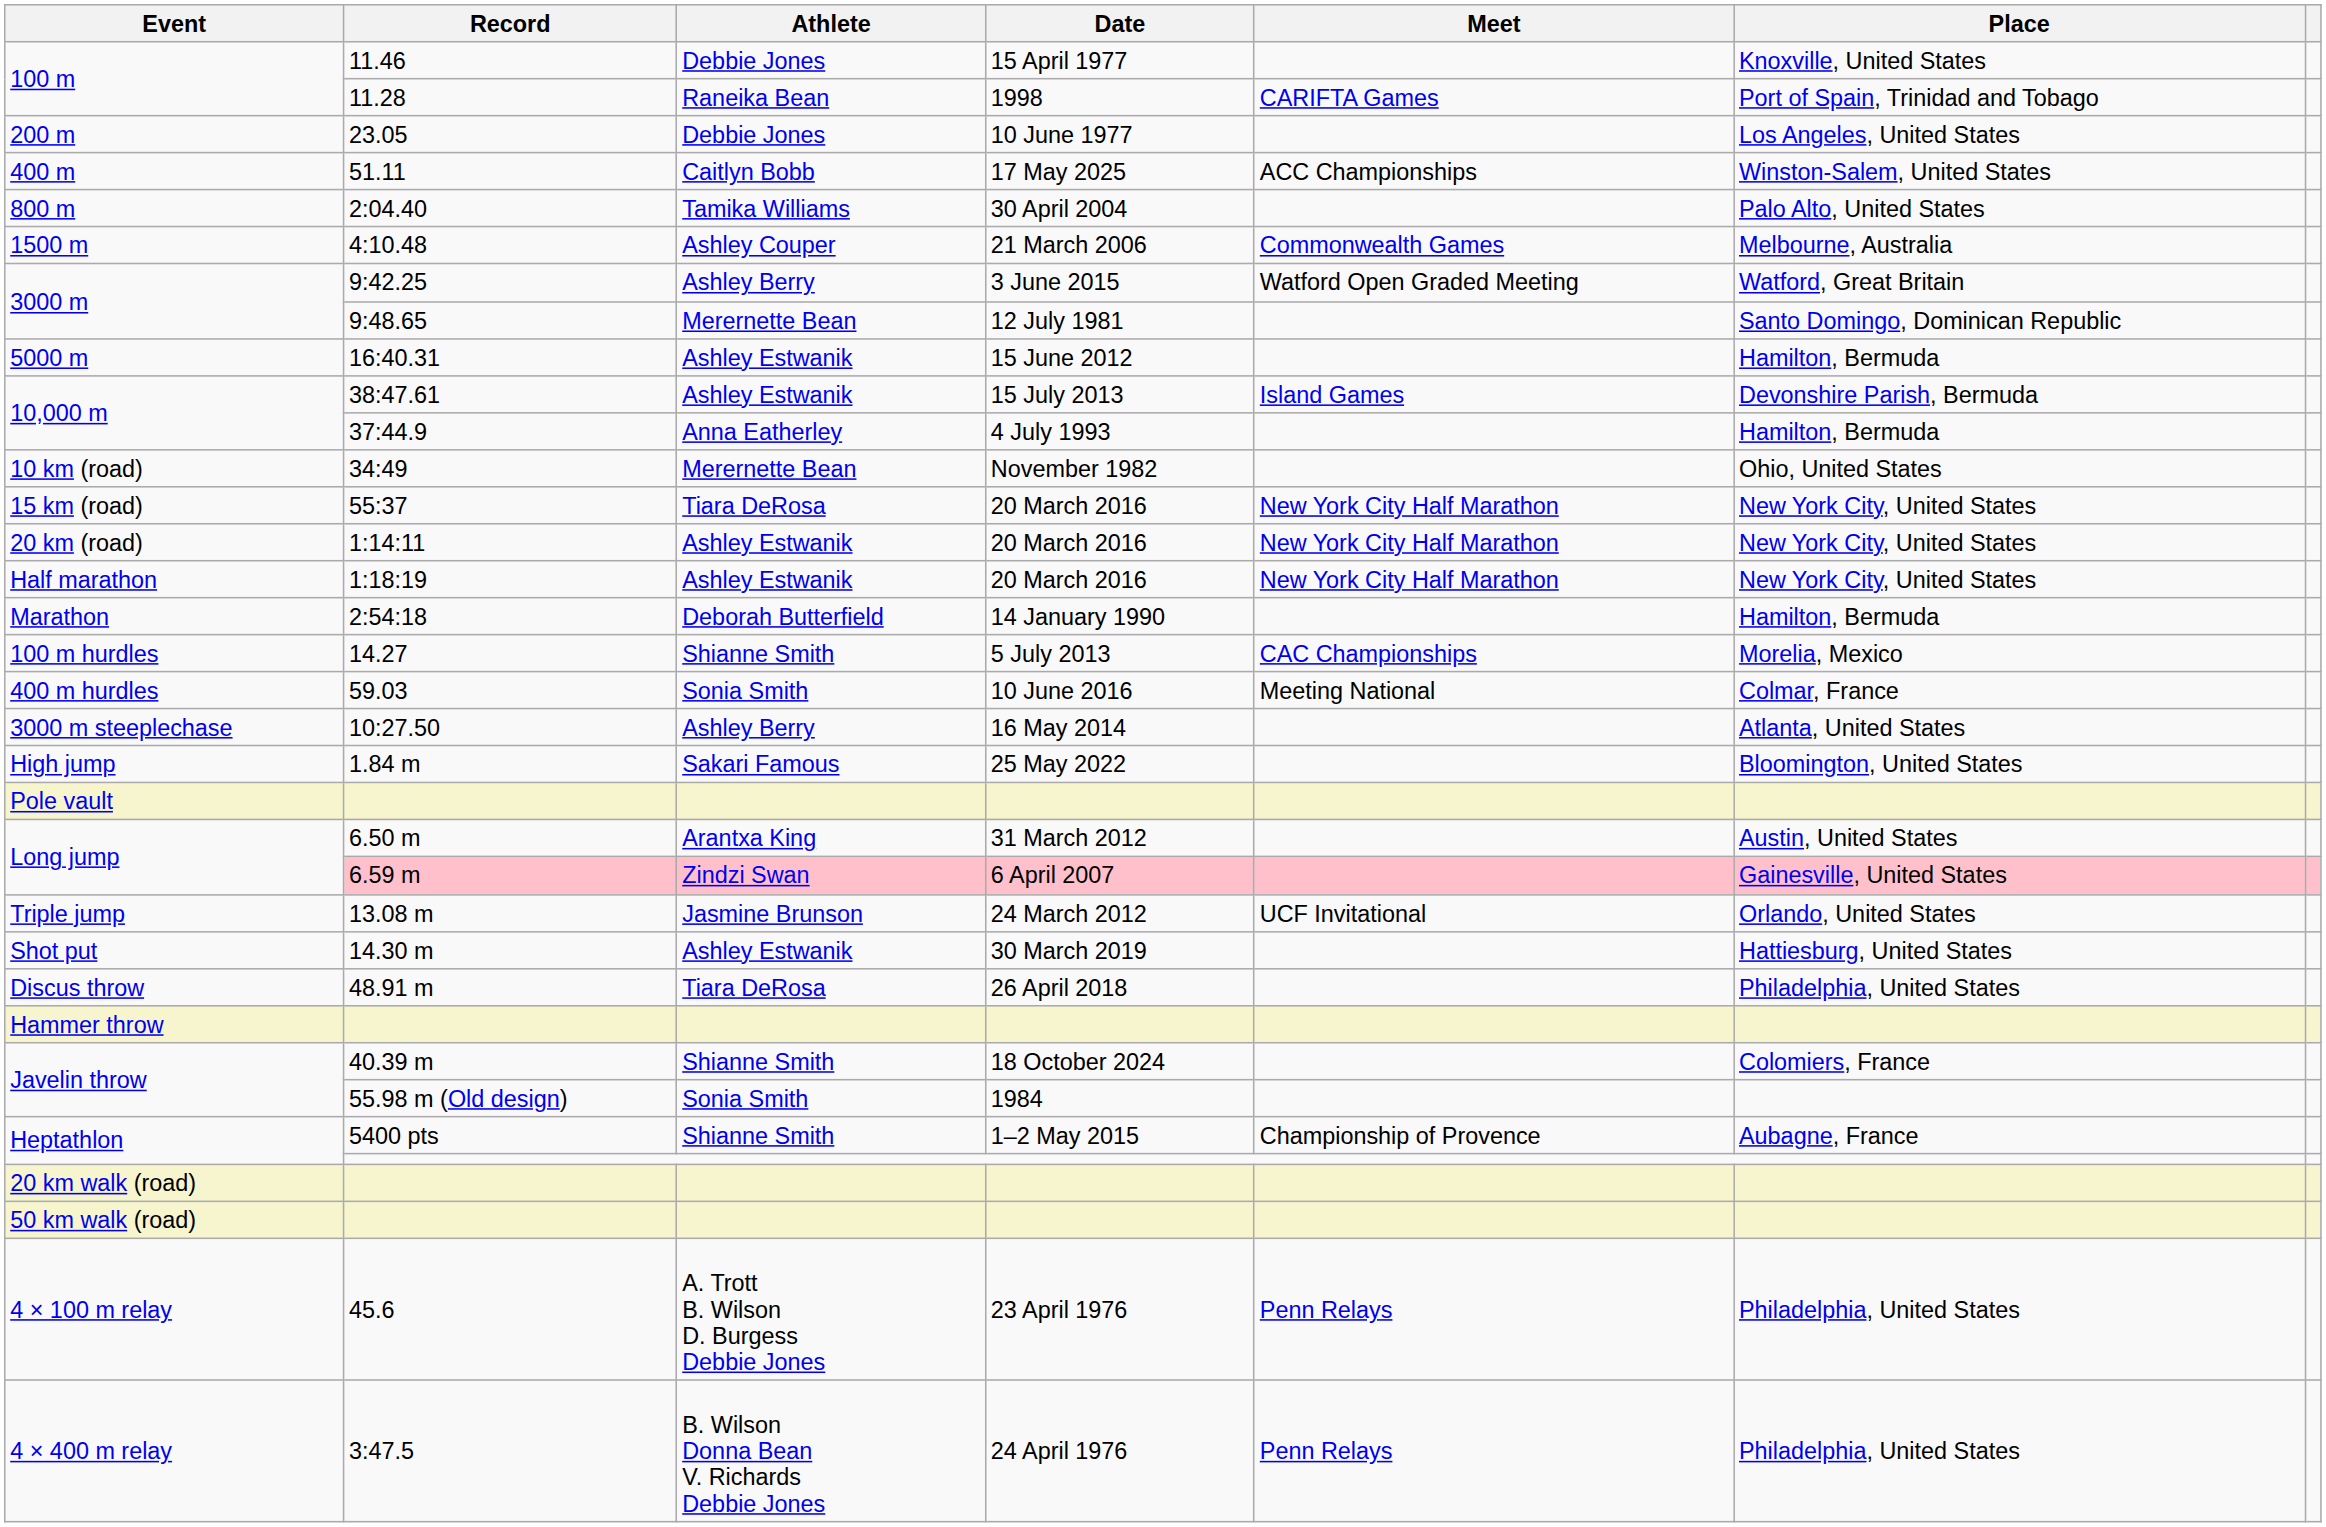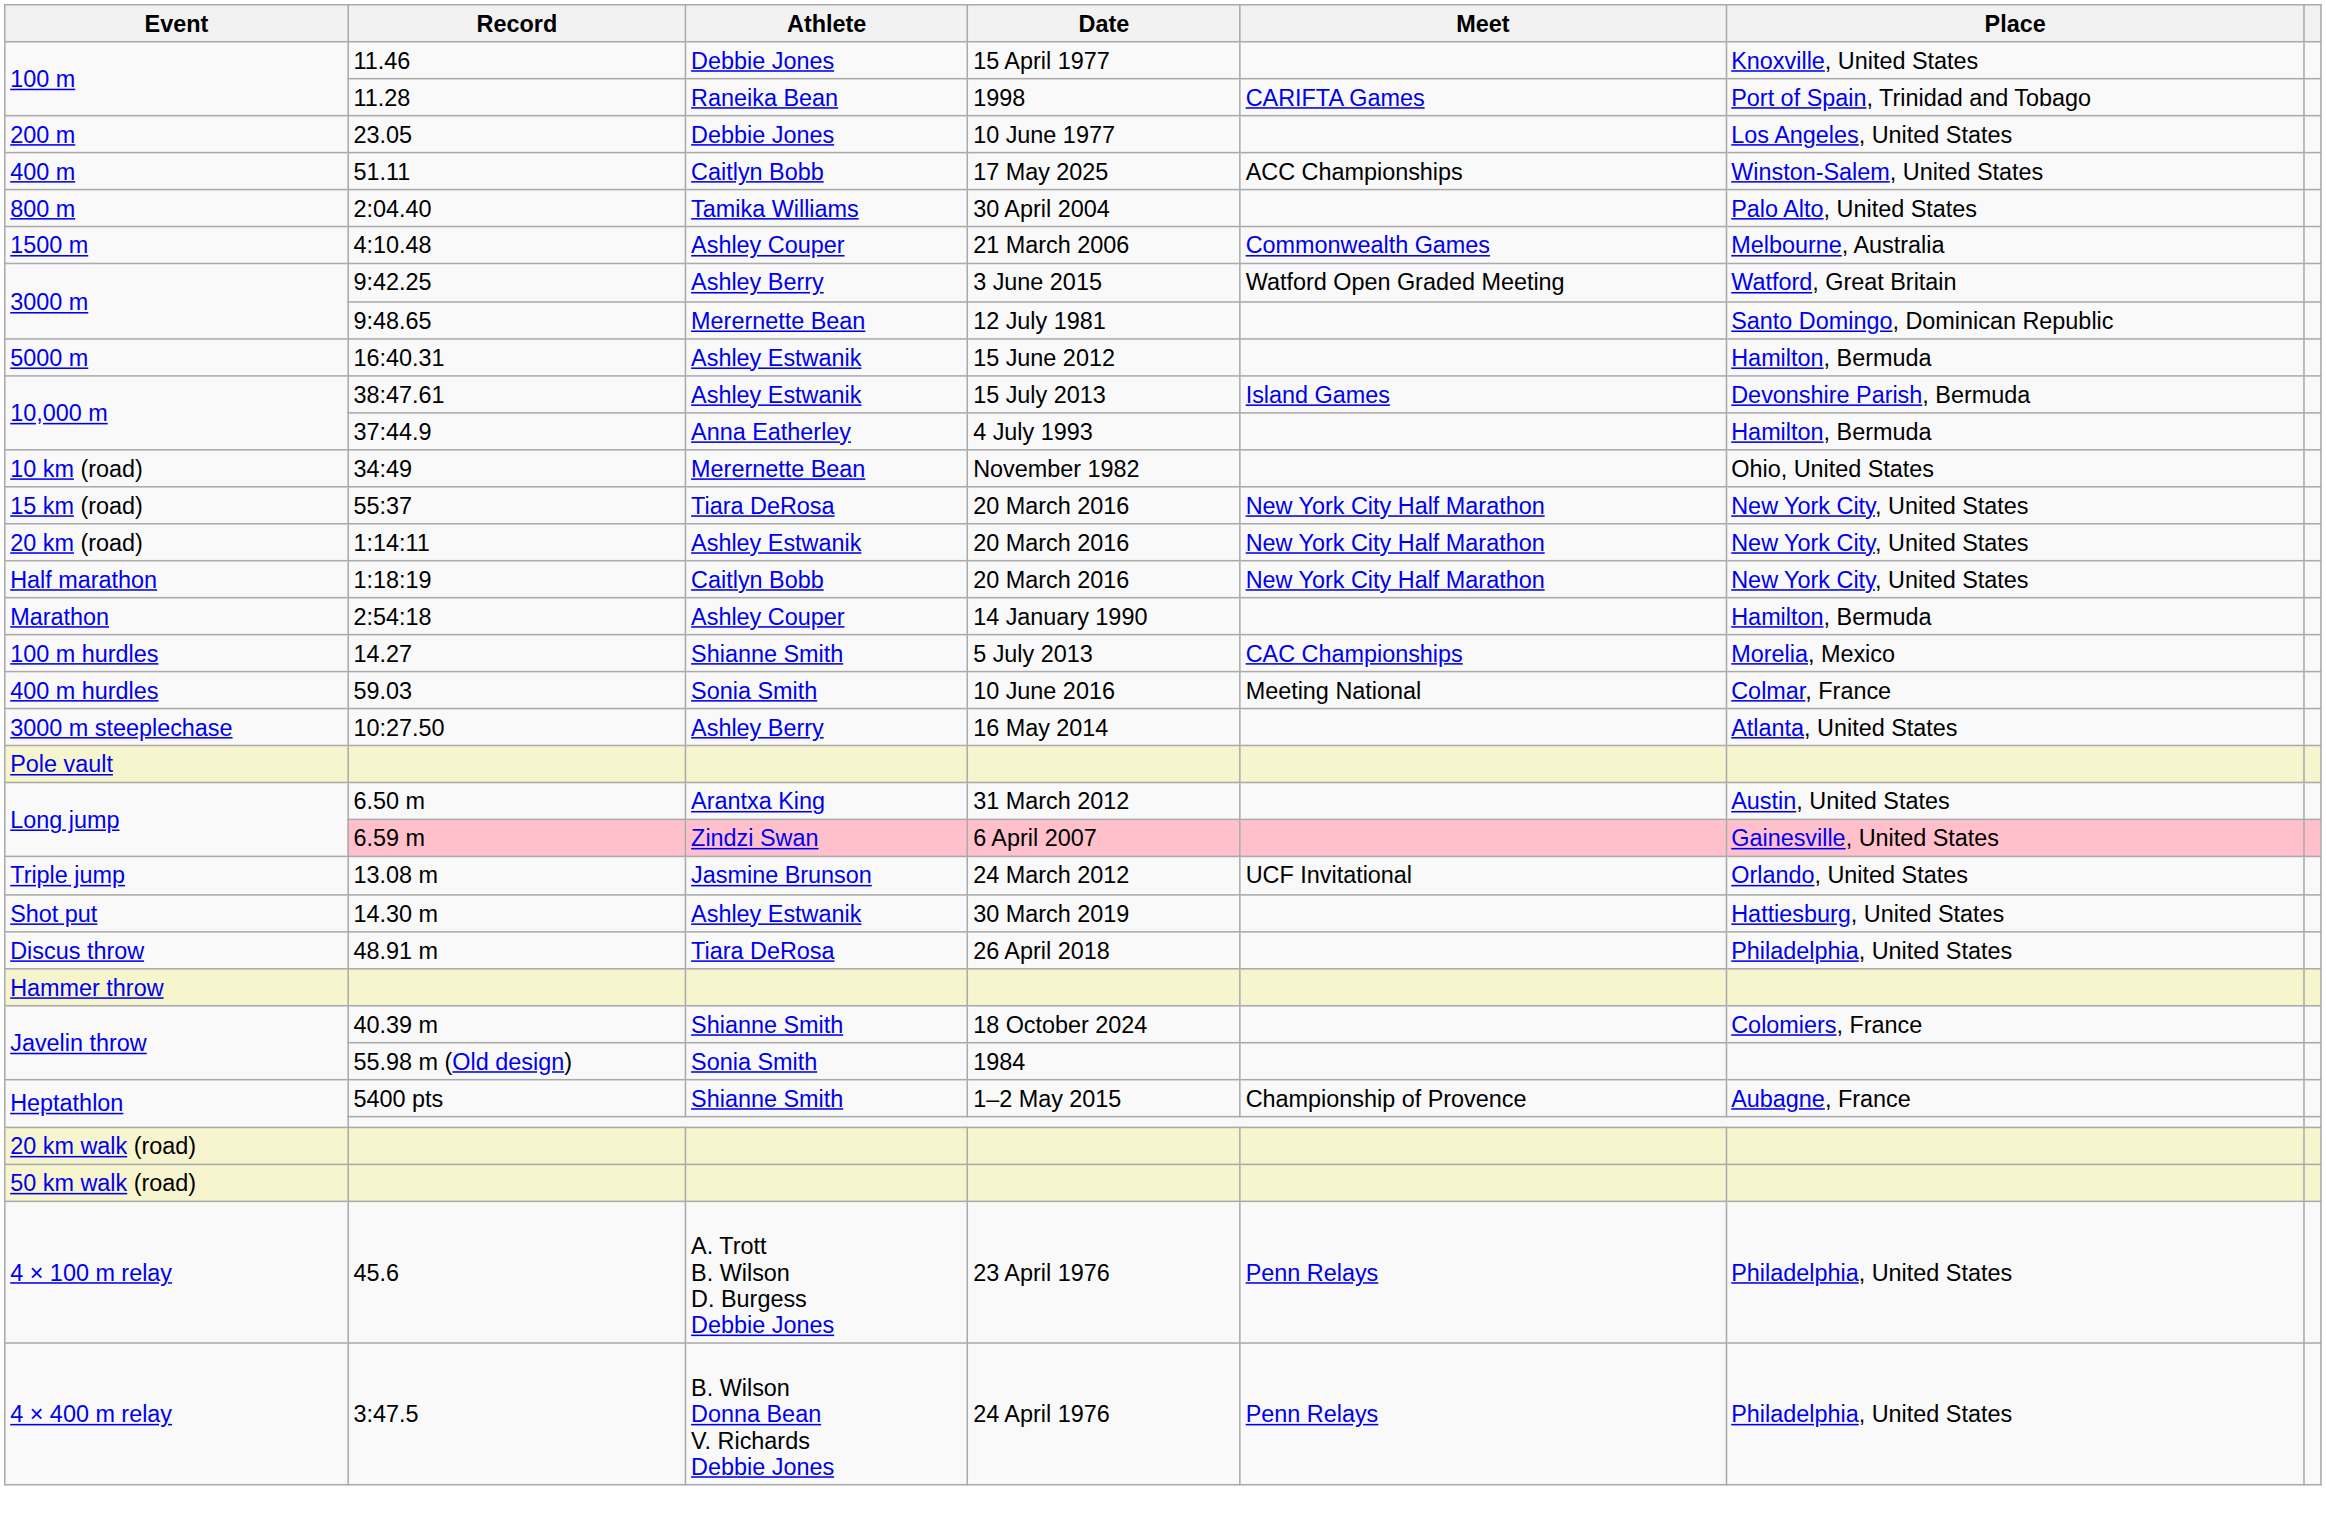(767, 579) Ashley Estwanik -> (757, 579) Caitlyn Bobb
(783, 616) Deborah Butterfield -> (768, 616) Ashley Couper
- row: (63, 765)
